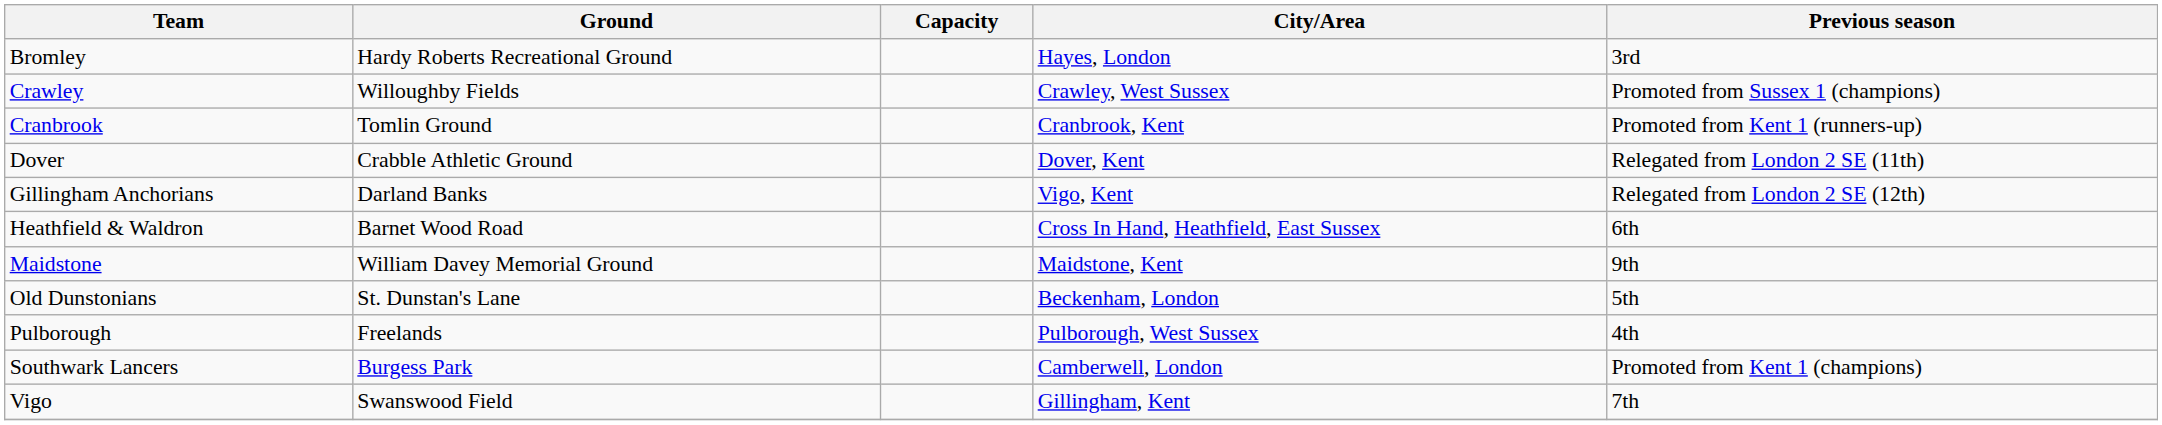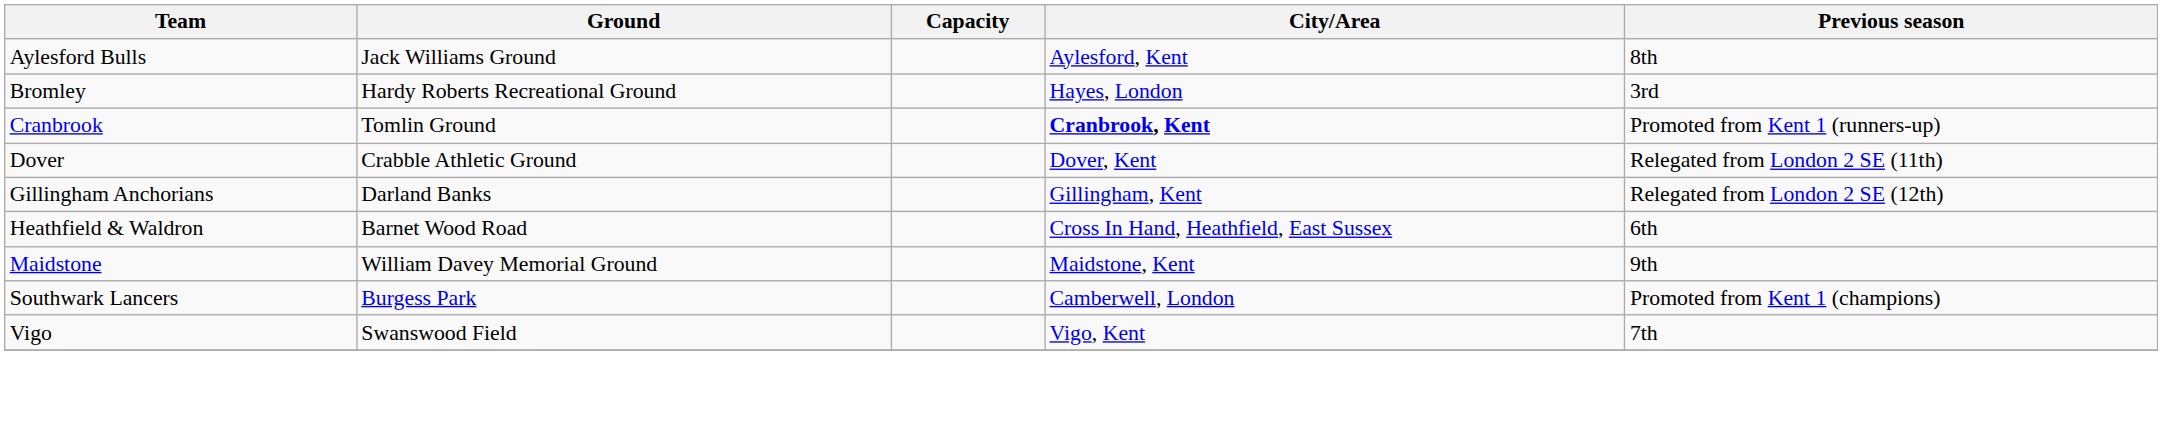+ row: (78, 56)
- row: (47, 90)
(1111, 125) normal -> (1130, 125) bold
(1085, 194) Vigo, Kent -> (1126, 194) Gillingham, Kent
- row: (83, 297)
- row: (60, 332)
(1114, 401) Gillingham, Kent -> (1097, 332) Vigo, Kent
